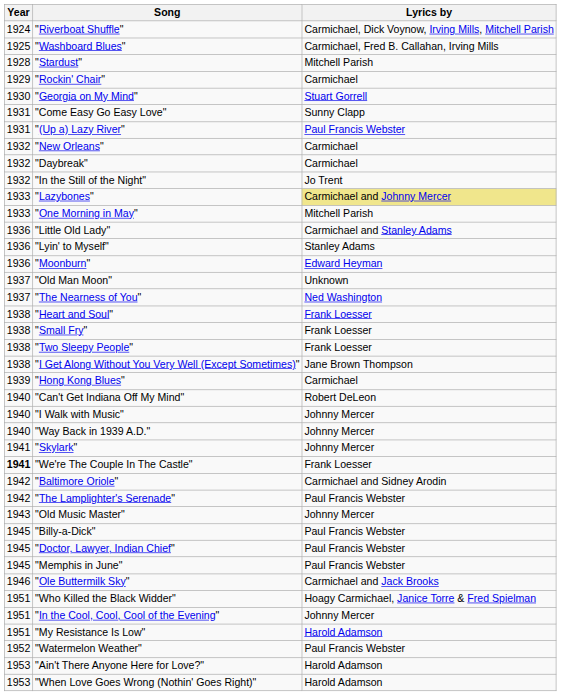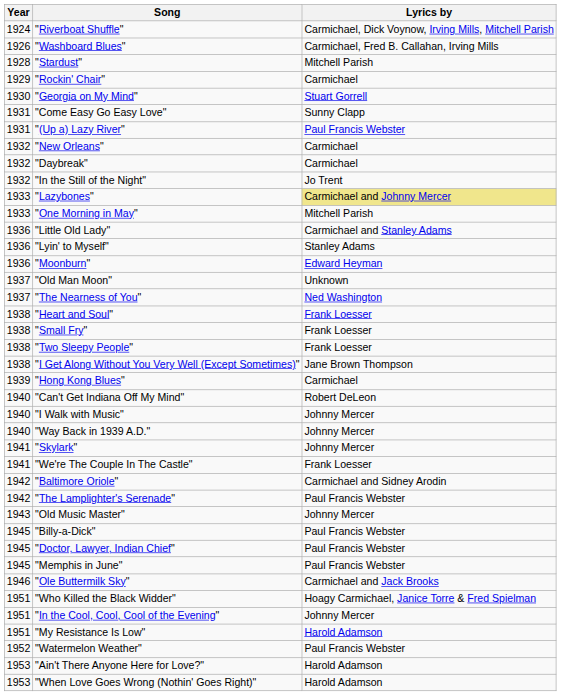(19, 46) 1925 -> (19, 46) 1926
(19, 465) bold -> (19, 465) normal
